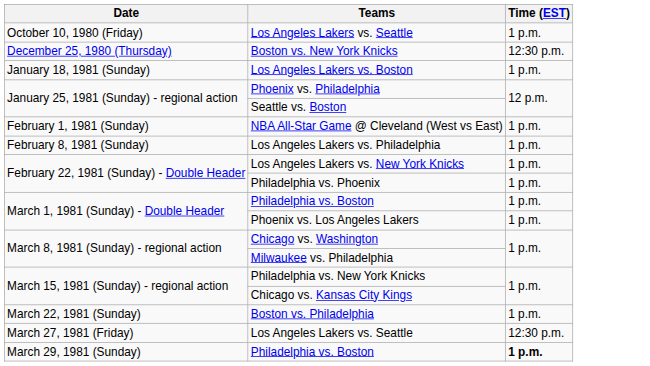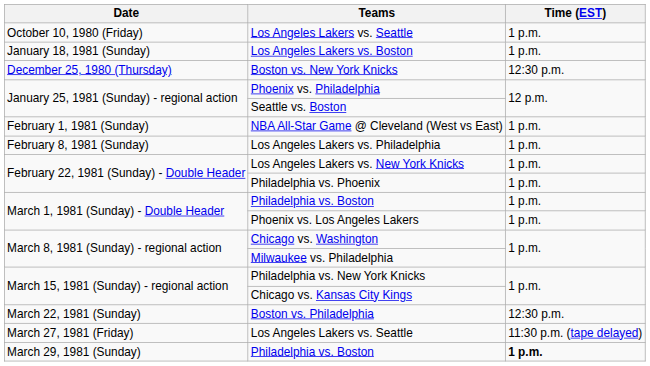rows swapped: (89, 51) <-> (79, 70)
(525, 314) 1 p.m. -> (536, 314) 12:30 p.m.
(536, 333) 12:30 p.m. -> (575, 333) 11:30 p.m. (tape delayed)
